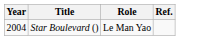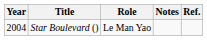+ column: (167, 12)
